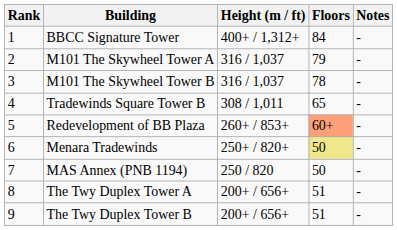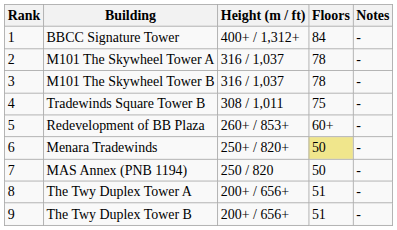(319, 59) 79 -> (319, 59) 78
(319, 103) 65 -> (319, 103) 75
(323, 125) lightsalmon background -> (323, 125) no background
